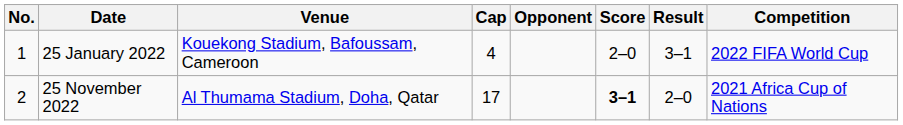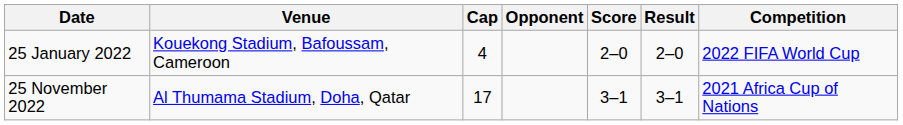- column: (22, 17)
(678, 52) 3–1 -> (670, 52) 2–0
(623, 97) bold -> (614, 97) normal
(678, 97) 2–0 -> (670, 97) 3–1
